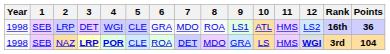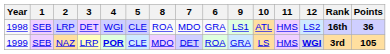columns swapped: (162, 12) <-> (214, 12)
(17, 42) 1998 -> (17, 42) 1999
(89, 42) bold -> (89, 42) normal
(368, 42) 104 -> (368, 42) 105
